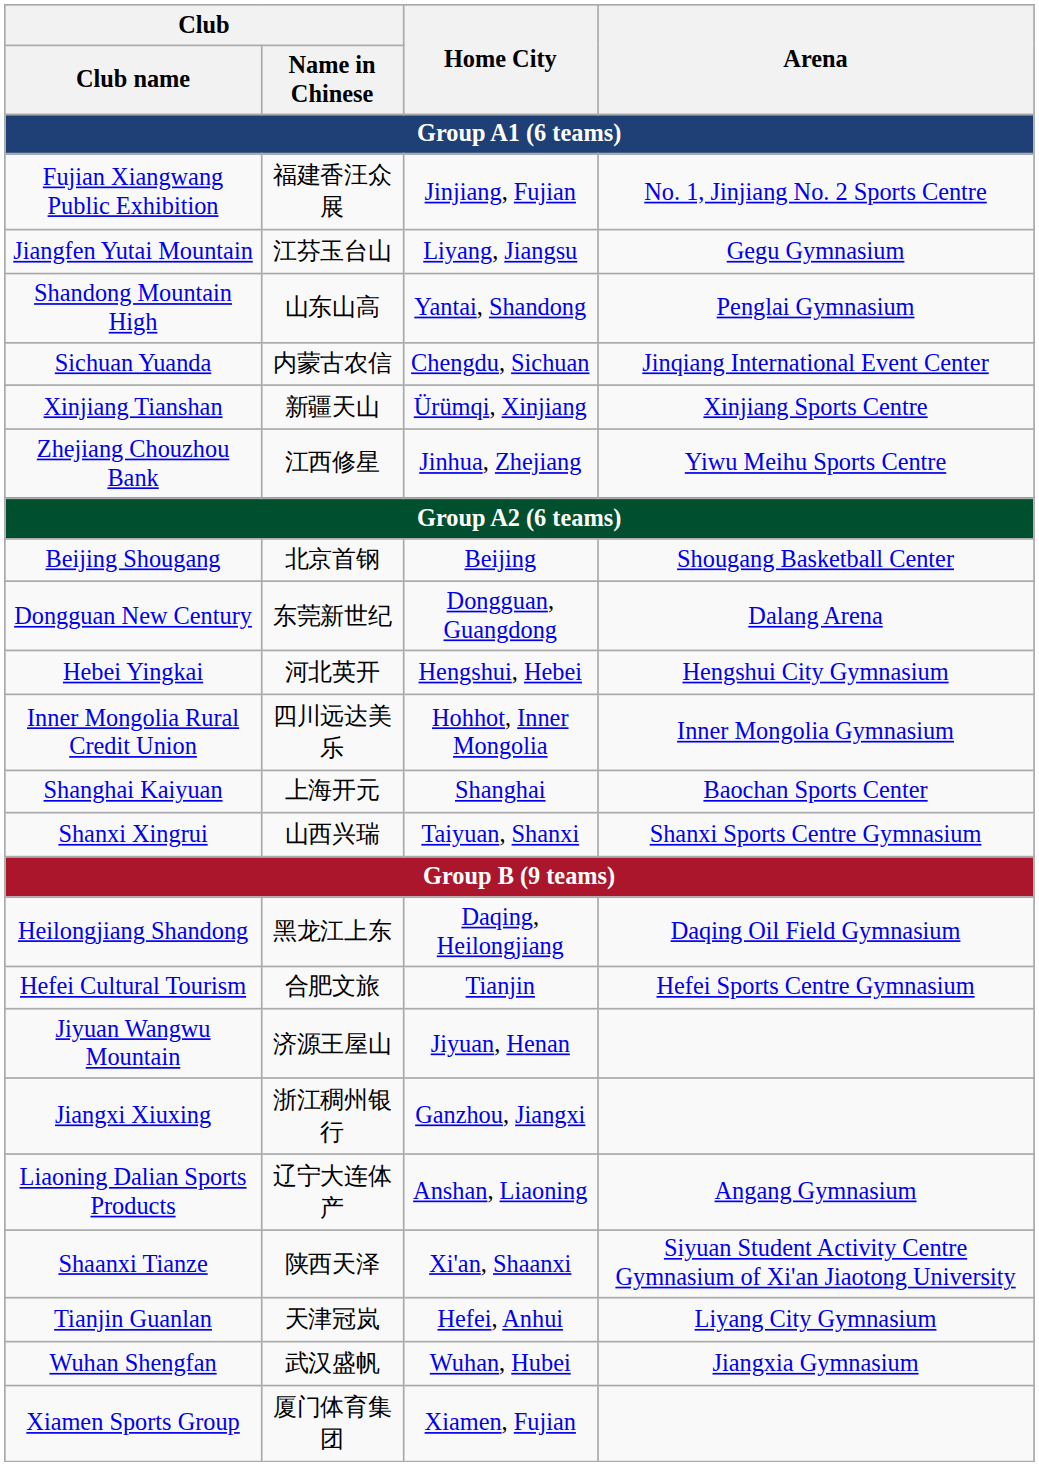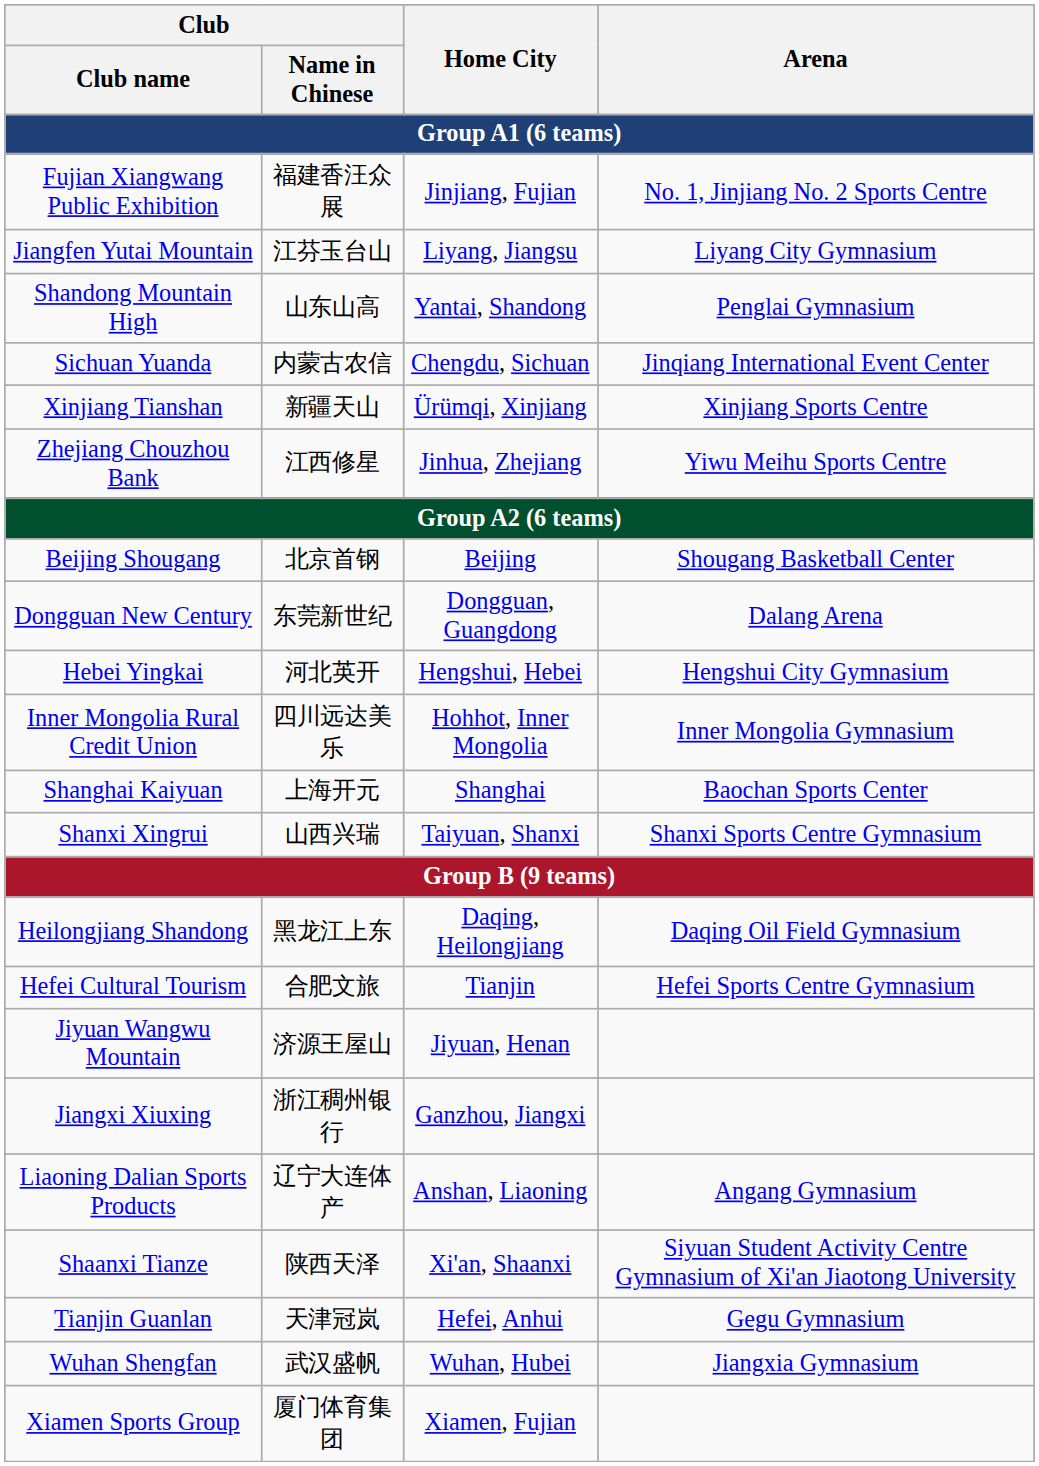(816, 251) Gegu Gymnasium -> (816, 251) Liyang City Gymnasium
(816, 1319) Liyang City Gymnasium -> (816, 1319) Gegu Gymnasium
